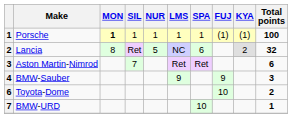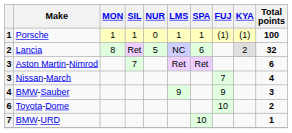(113, 35) bold -> (113, 35) normal
(155, 35) 1 -> (155, 35) 0
+ row: (43, 77)
